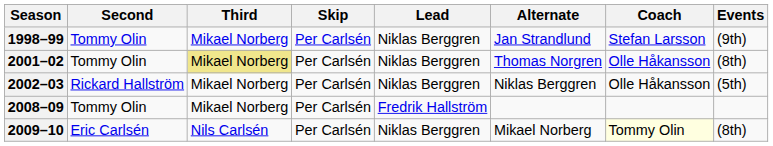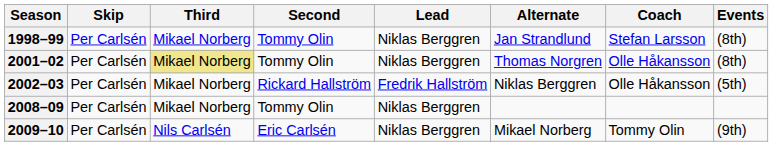columns swapped: (333, 15) <-> (127, 15)
(732, 38) (9th) -> (732, 38) (8th)
(429, 84) Niklas Berggren -> (432, 84) Fredrik Hallström
(432, 107) Fredrik Hallström -> (429, 107) Niklas Berggren
(647, 130) lightyellow background -> (647, 130) no background
(732, 130) (8th) -> (732, 130) (9th)
